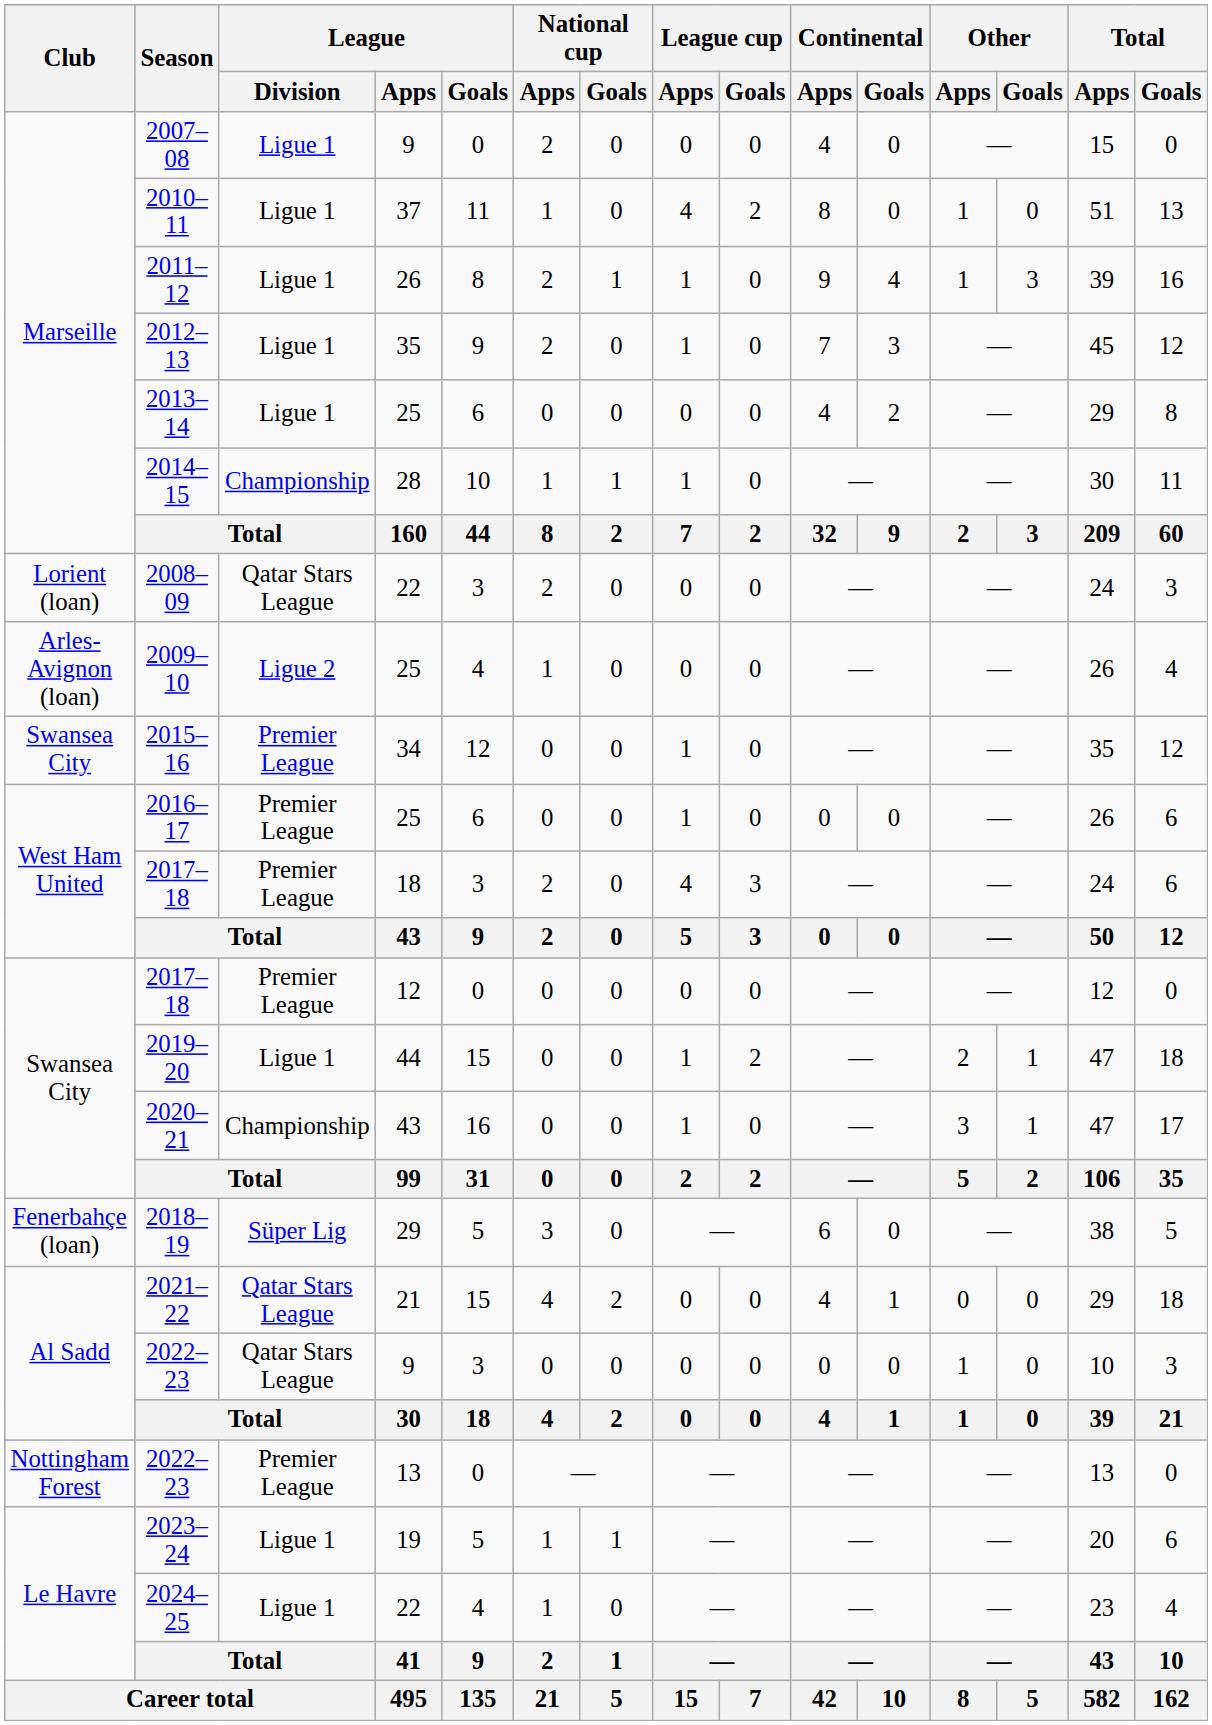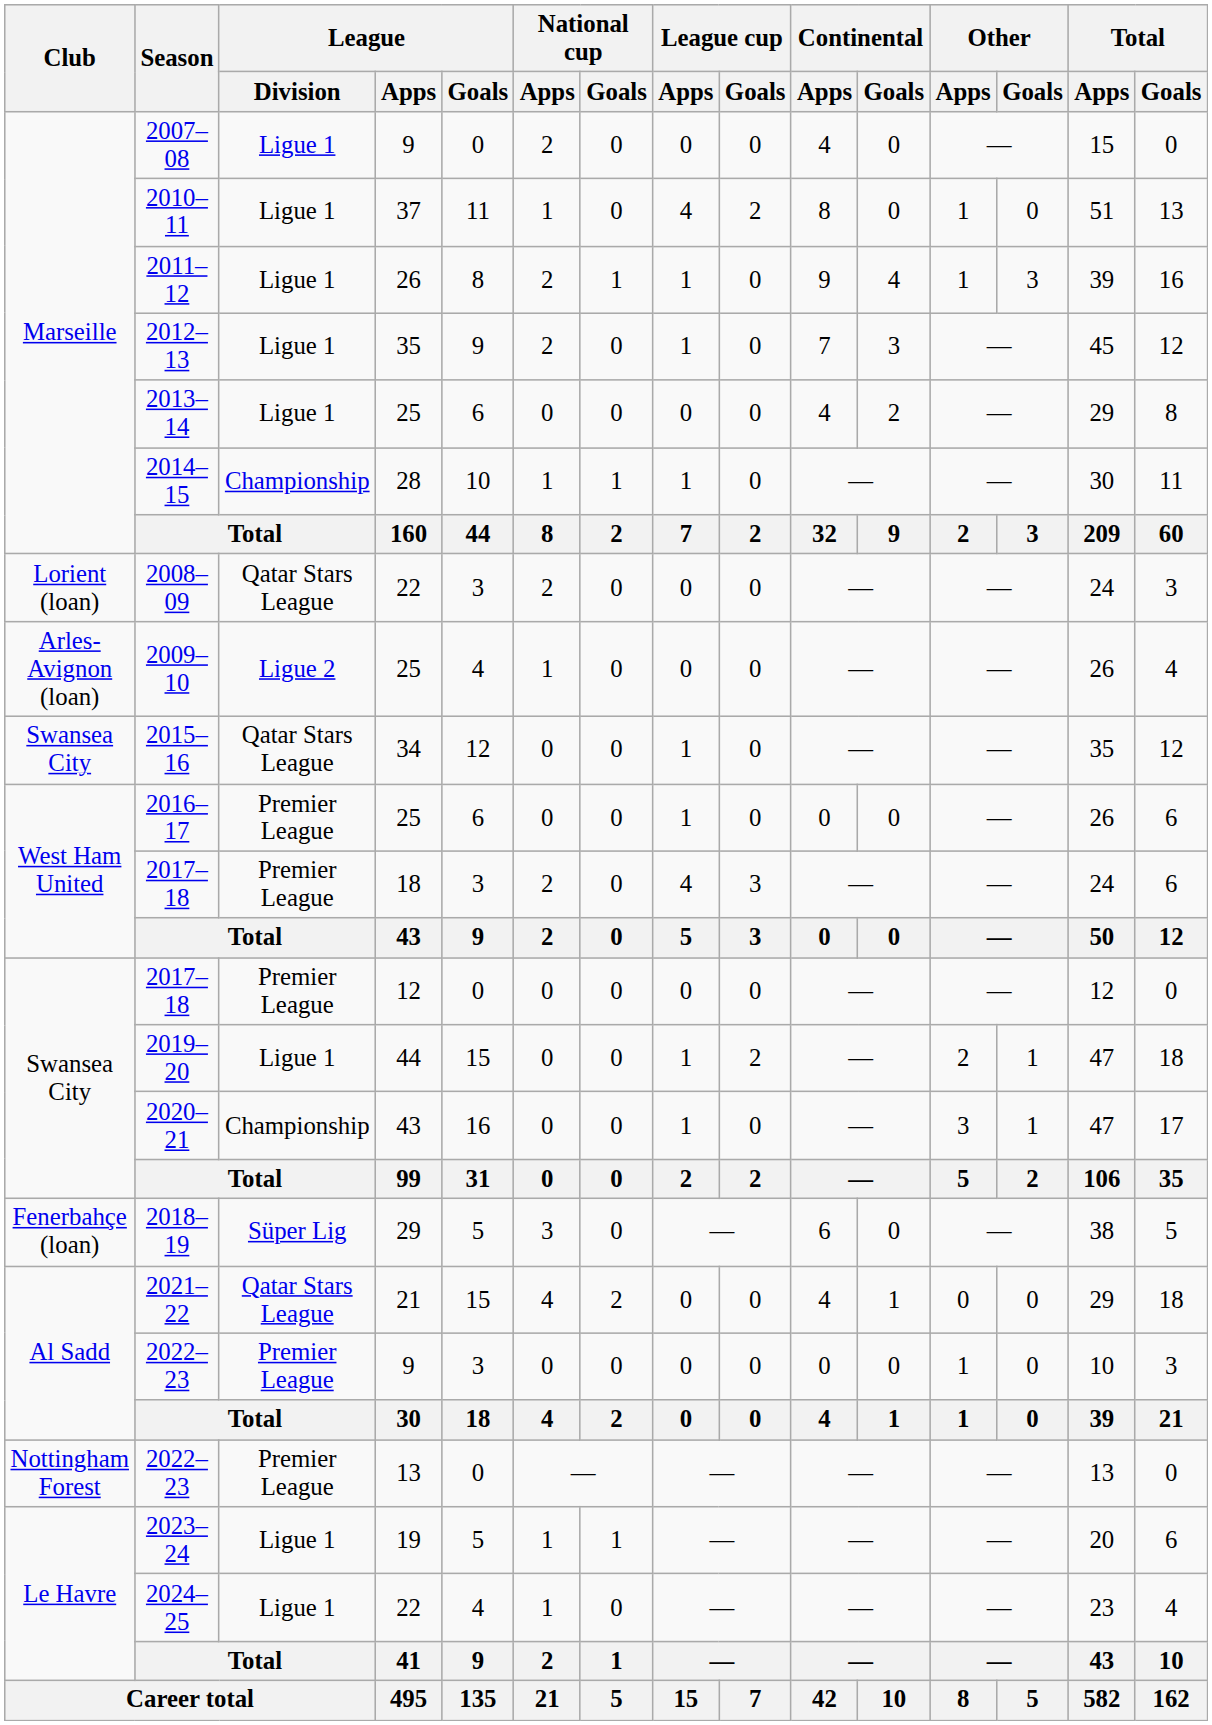(297, 749) Premier League -> (297, 749) Qatar Stars League
(297, 1366) Qatar Stars League -> (297, 1366) Premier League
